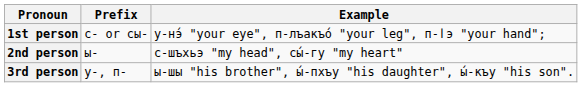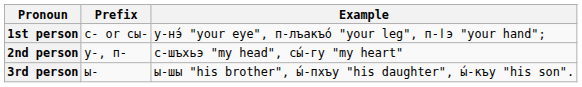(91, 53) ы- -> (106, 53) у-, п-
(106, 72) у-, п- -> (91, 72) ы-
